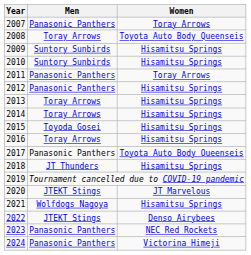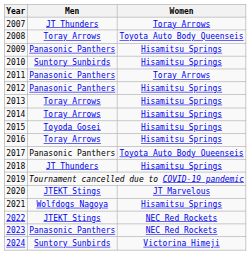(72, 24) Panasonic Panthers -> (72, 24) JT Thunders
(72, 50) Suntory Sunbirds -> (72, 50) Panasonic Panthers
(182, 218) Denso Airybees -> (182, 218) NEC Red Rockets
(72, 243) Panasonic Panthers -> (72, 243) Suntory Sunbirds
